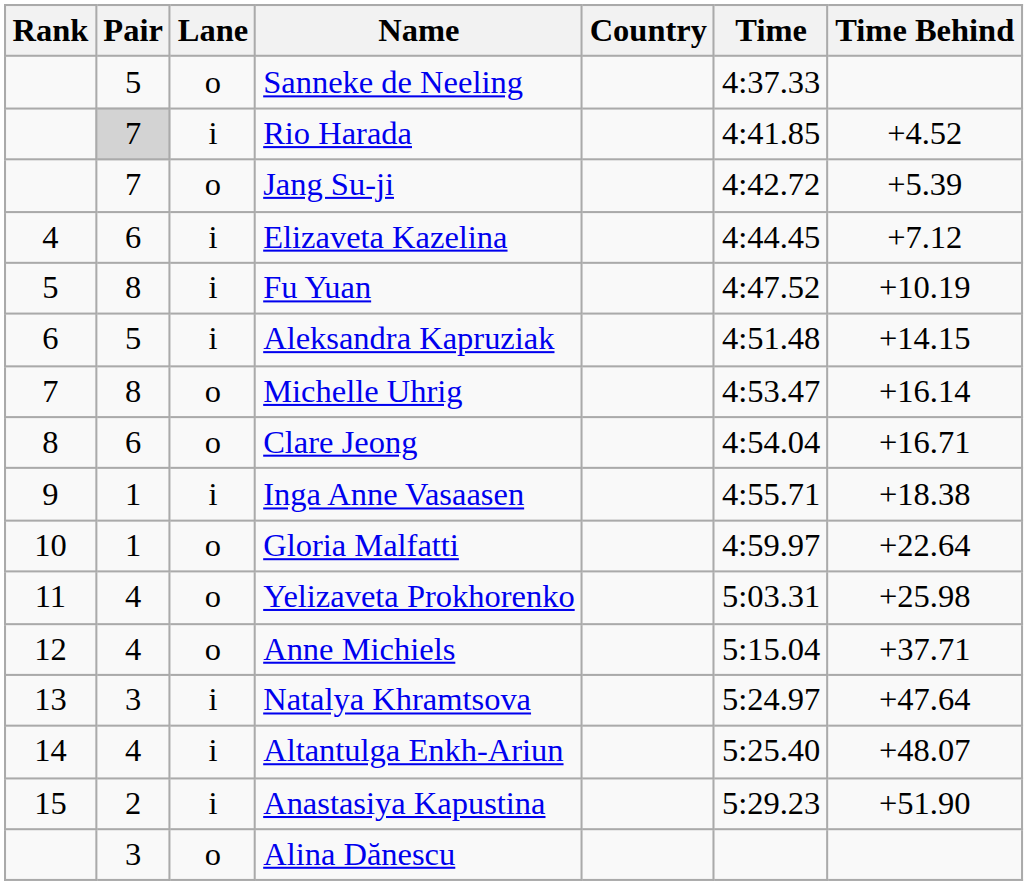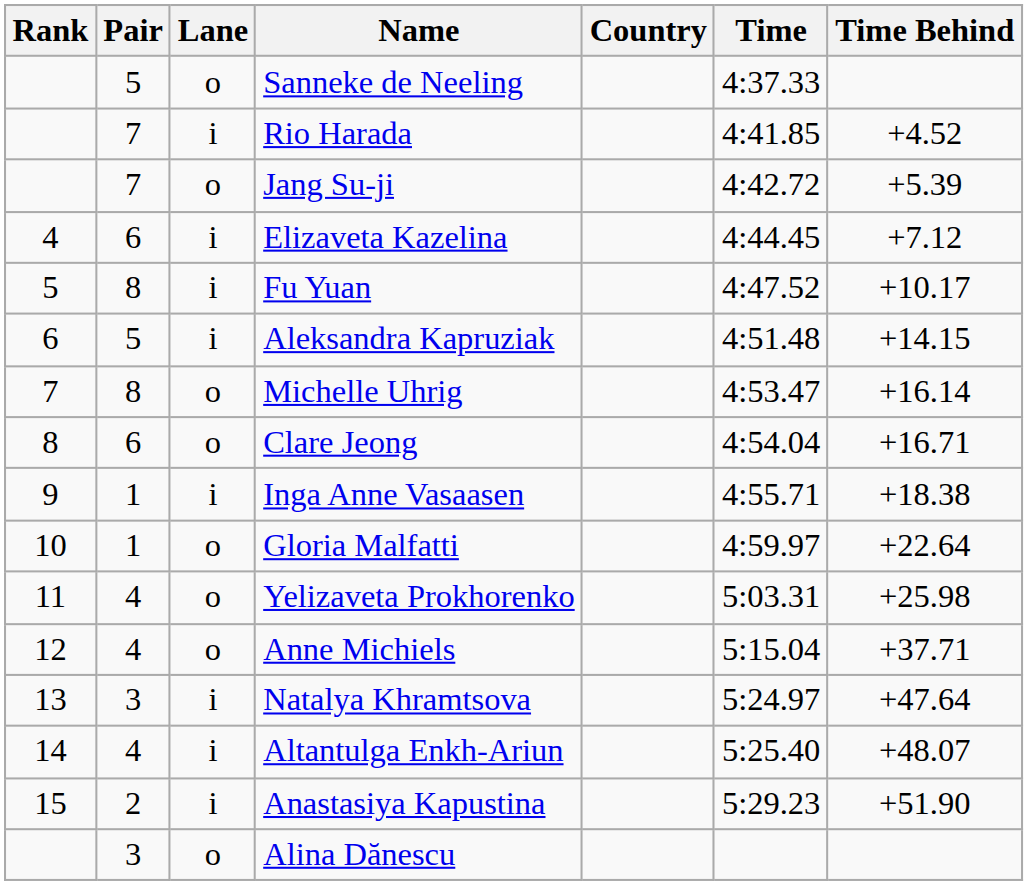(133, 133) lightgrey background -> (133, 133) no background
(925, 287) +10.19 -> (925, 287) +10.17
